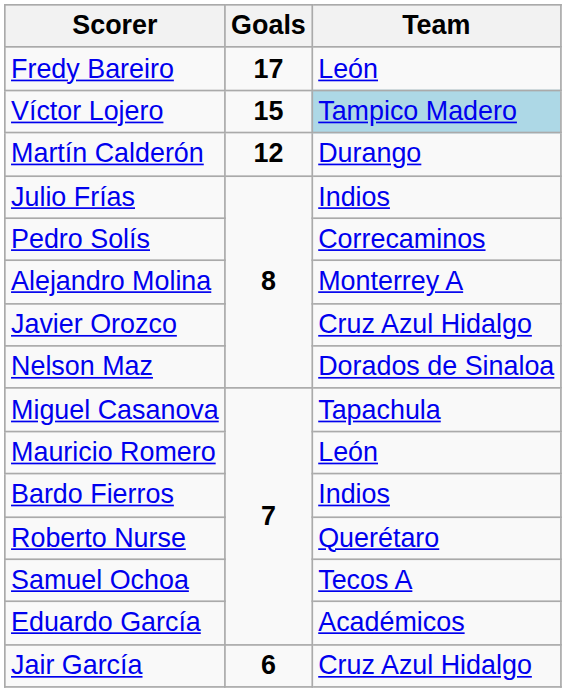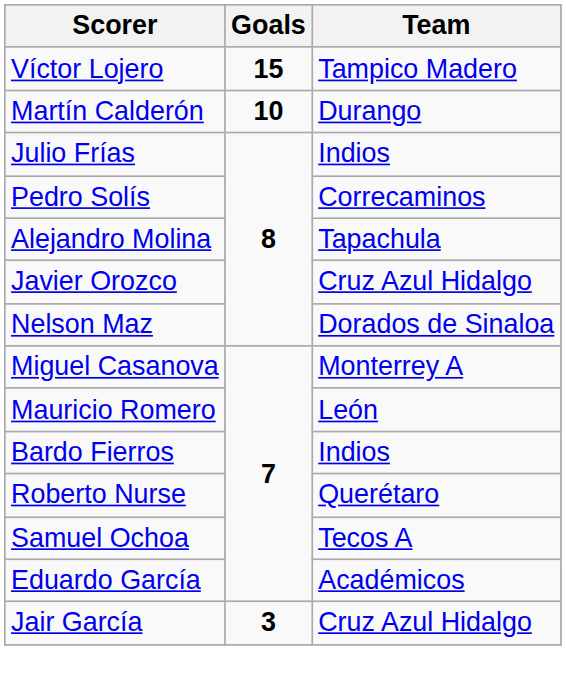- row: (92, 68)
(418, 111) lightblue background -> (418, 68) no background
(268, 153) 12 -> (268, 111) 10
(391, 281) Monterrey A -> (379, 238) Tapachula
(379, 409) Tapachula -> (391, 366) Monterrey A
(268, 665) 6 -> (268, 622) 3
